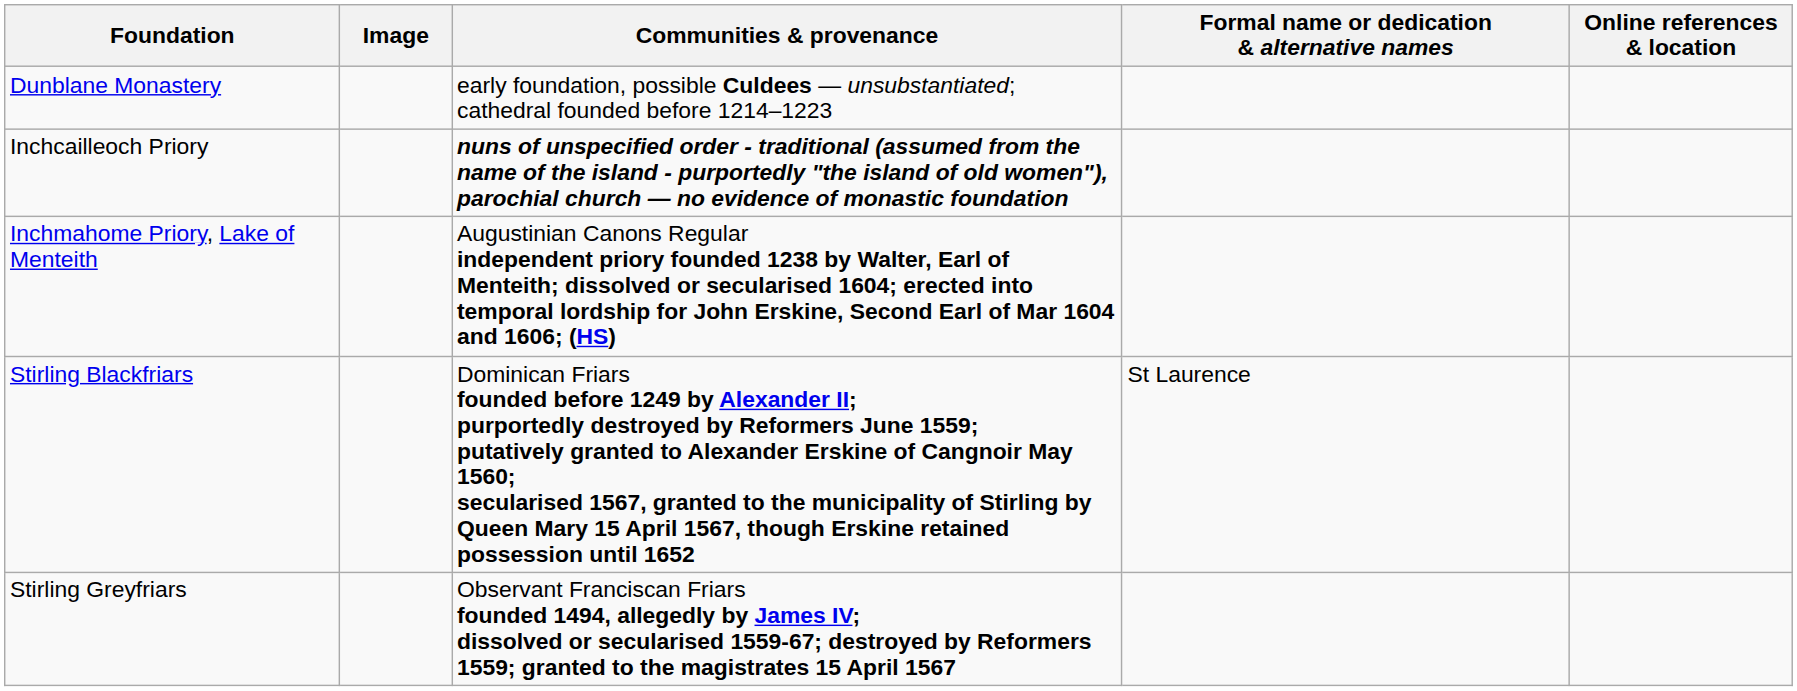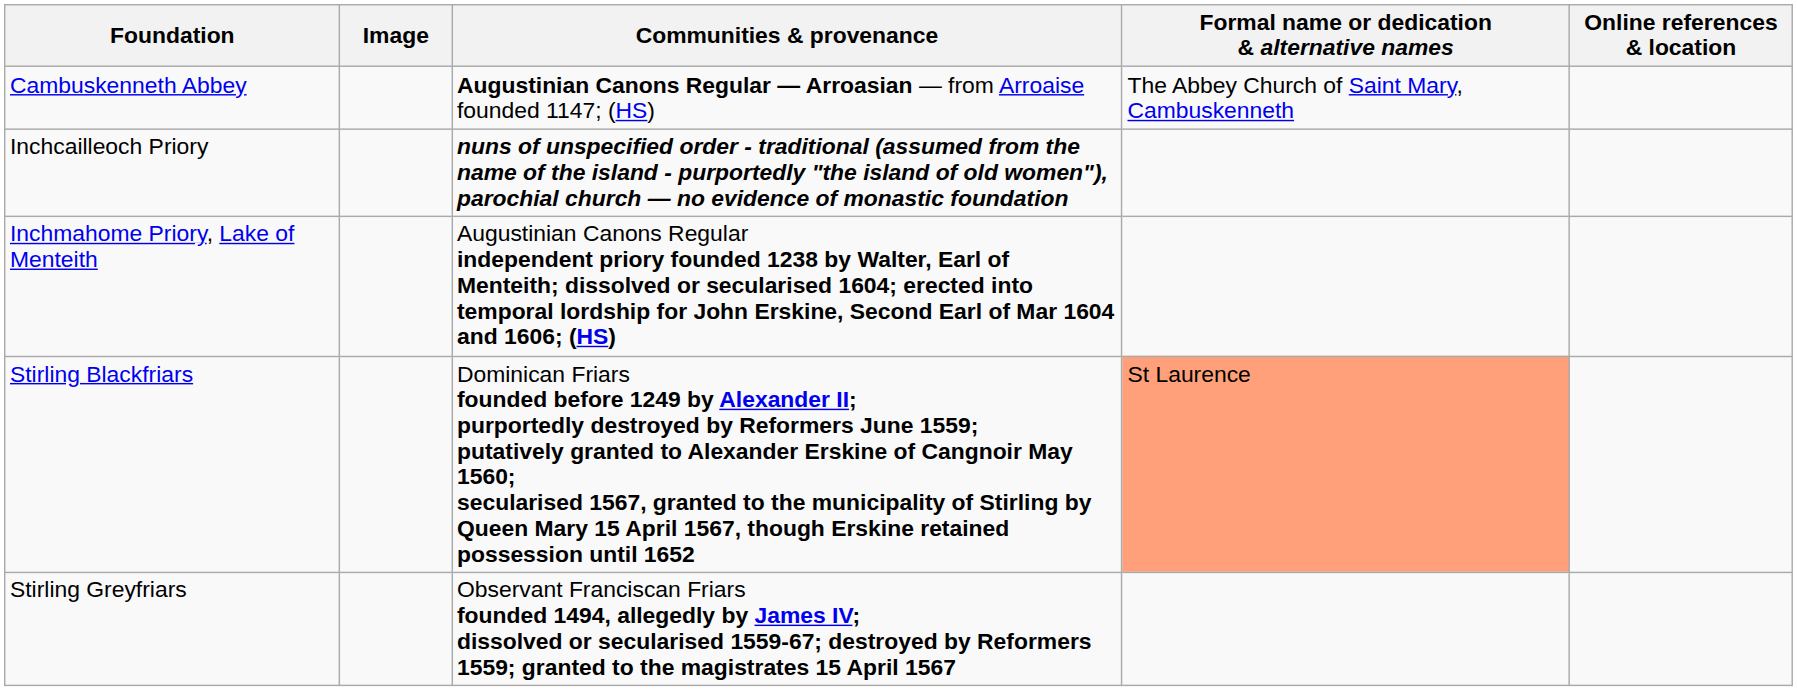+ row: (128, 84)
- row: (116, 84)
(1189, 373) no background -> (1189, 373) lightsalmon background
